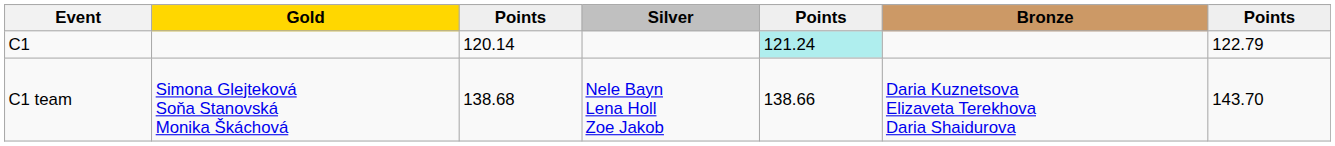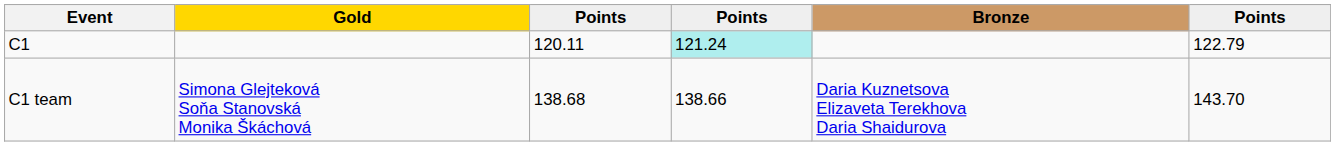- column: (671, 17)
(489, 44) 120.14 -> (559, 44) 120.11
